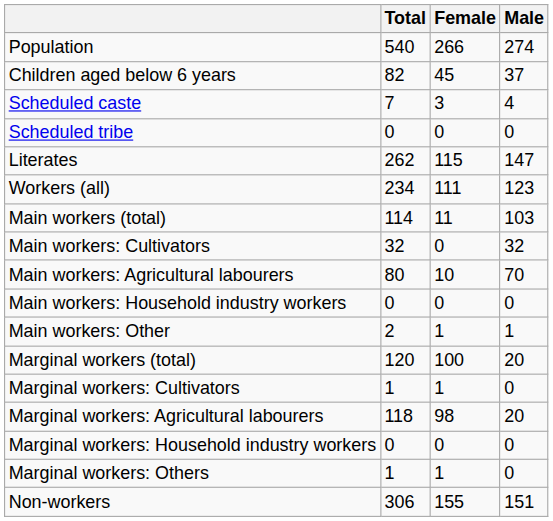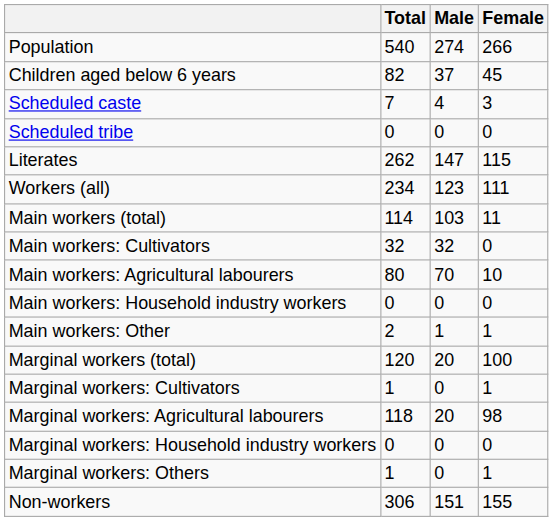columns swapped: (524, 18) <-> (465, 18)
